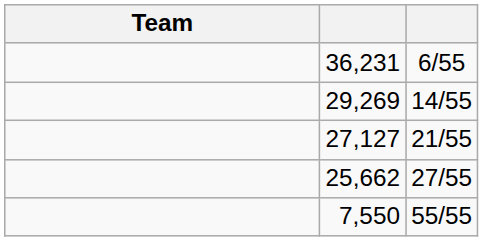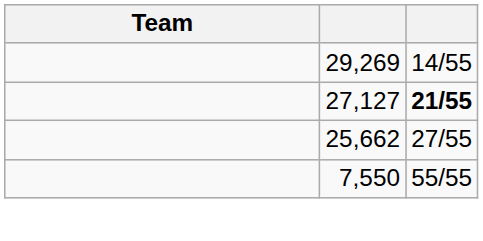- row: (363, 62)
(442, 139) normal -> (442, 100) bold
